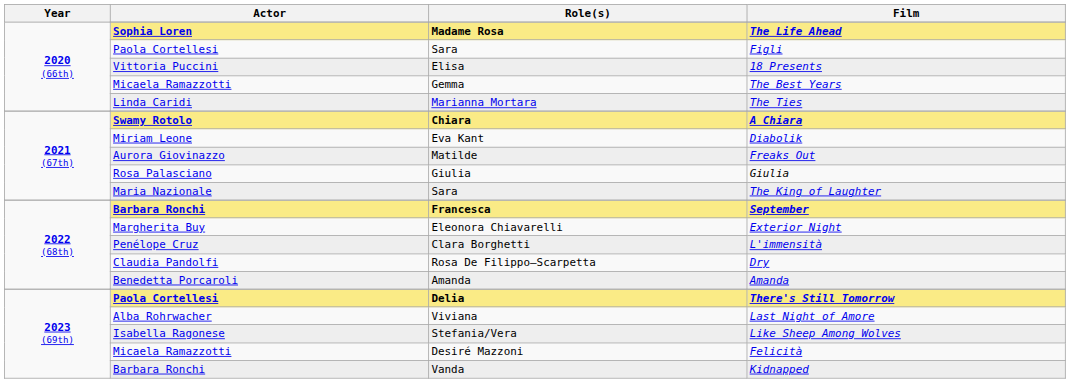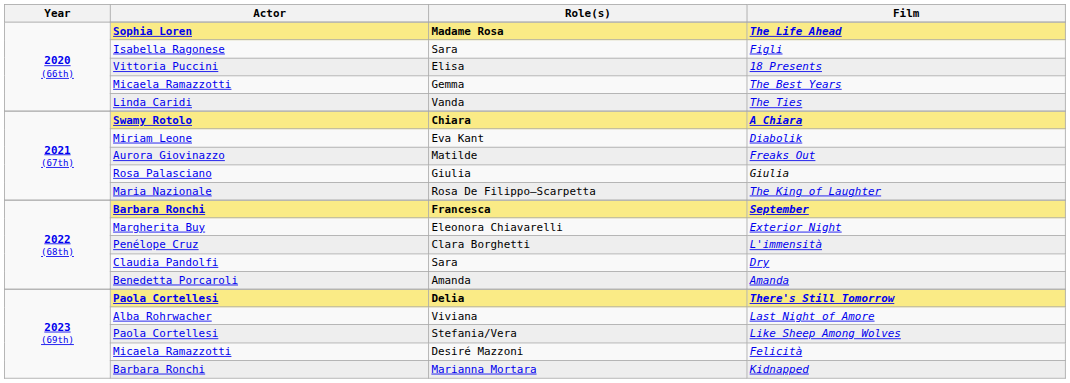(166, 49) Paola Cortellesi -> (169, 49) Isabella Ragonese
(484, 102) Marianna Mortara -> (448, 102) Vanda
(445, 191) Sara -> (514, 191) Rosa De Filippo–Scarpetta
(514, 262) Rosa De Filippo–Scarpetta -> (445, 262) Sara
(169, 334) Isabella Ragonese -> (166, 334) Paola Cortellesi
(448, 369) Vanda -> (484, 369) Marianna Mortara
